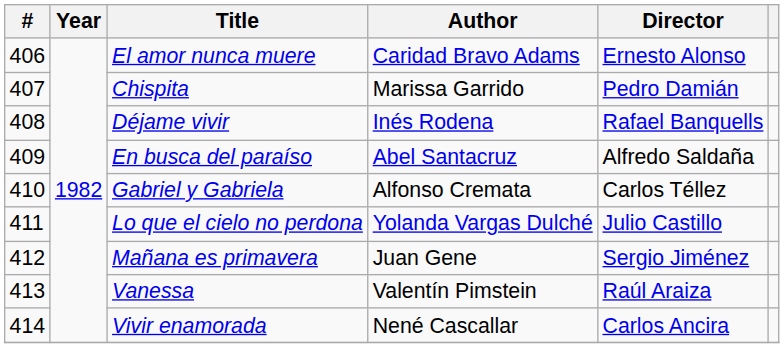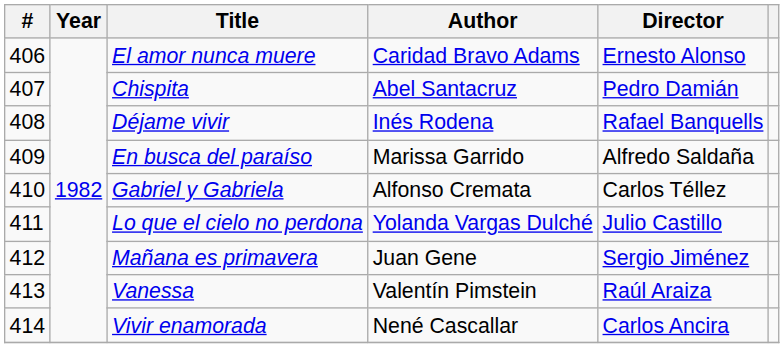(448, 88) Marissa Garrido -> (445, 88) Abel Santacruz
(445, 156) Abel Santacruz -> (448, 156) Marissa Garrido
